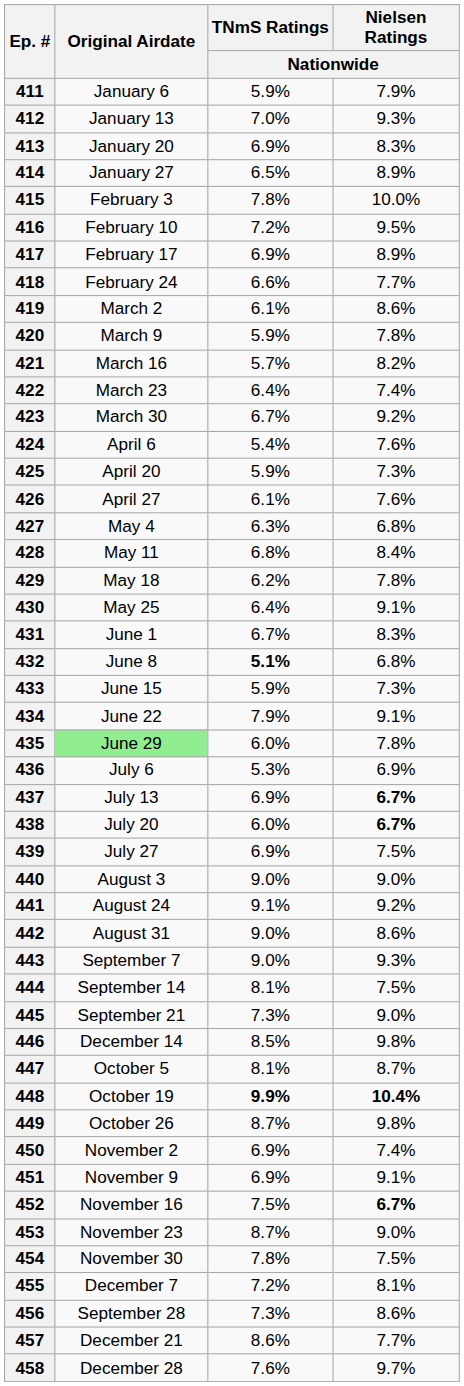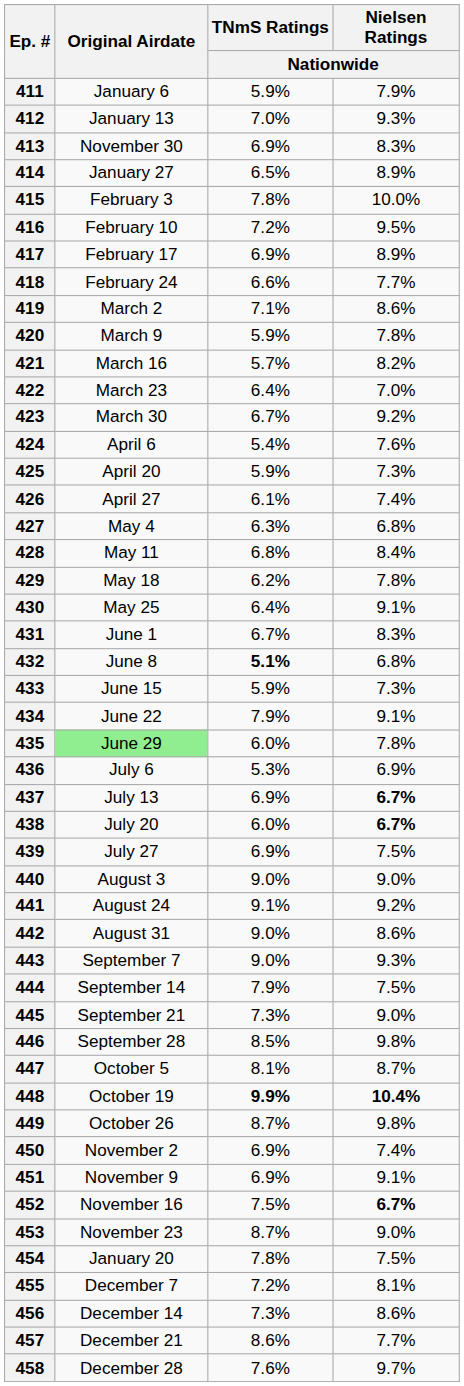(131, 145) January 20 -> (131, 145) November 30
(270, 308) 6.1% -> (270, 308) 7.1%
(396, 390) 7.4% -> (396, 390) 7.0%
(396, 498) 7.6% -> (396, 498) 7.4%
(270, 987) 8.1% -> (270, 987) 7.9%
(131, 1041) December 14 -> (131, 1041) September 28
(131, 1259) November 30 -> (131, 1259) January 20
(131, 1313) September 28 -> (131, 1313) December 14
